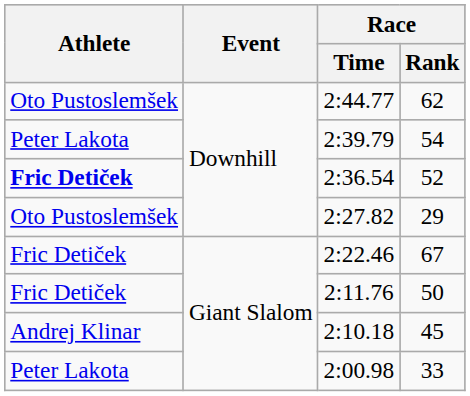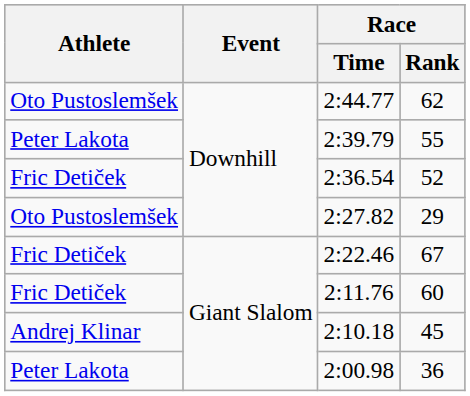(432, 139) 54 -> (432, 139) 55
(71, 178) bold -> (68, 178) normal
(432, 293) 50 -> (432, 293) 60
(432, 370) 33 -> (432, 370) 36
